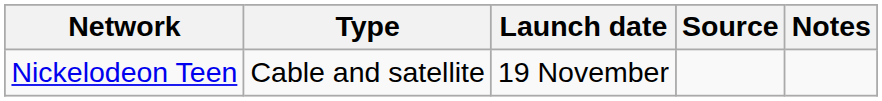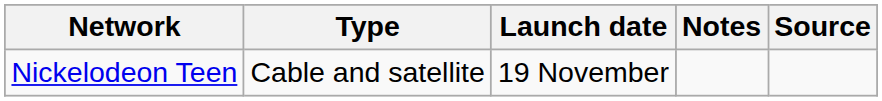columns swapped: (831, 27) <-> (730, 27)
